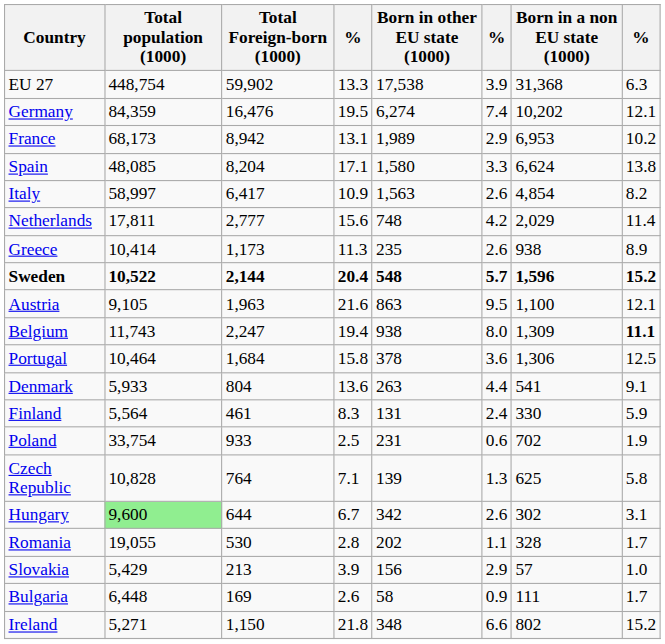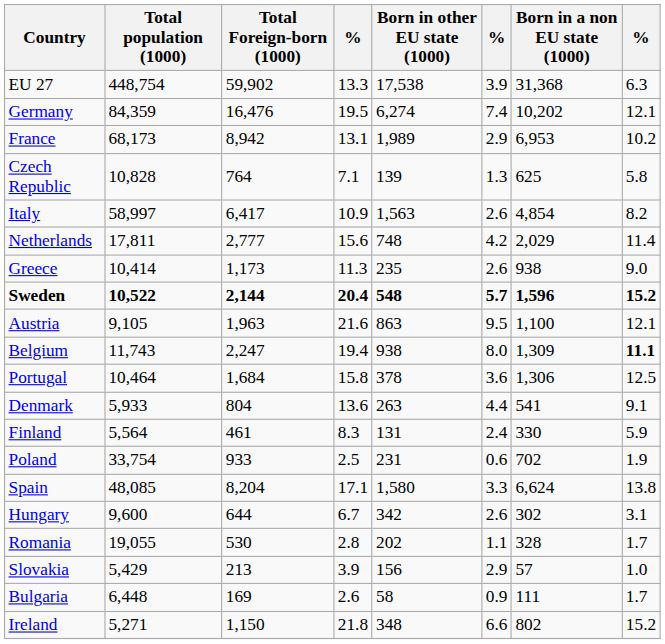rows swapped: (28, 166) <-> (40, 477)
(637, 248) 8.9 -> (637, 268) 9.0
(128, 515) lightgreen background -> (128, 515) no background
